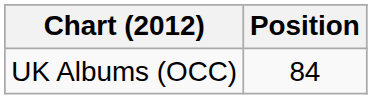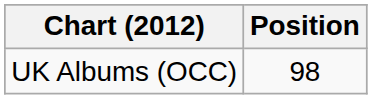(305, 70) 84 -> (305, 70) 98
